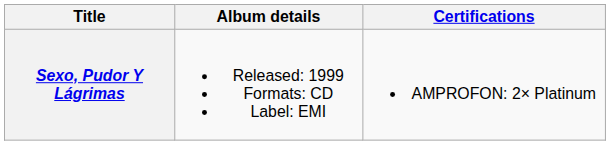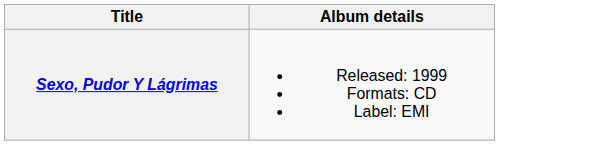- column: (484, 17)
